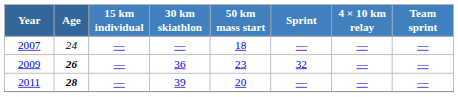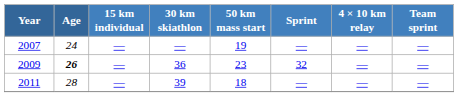(241, 45) 18 -> (241, 45) 19
(71, 82) bold -> (71, 82) normal
(241, 82) 20 -> (241, 82) 18
